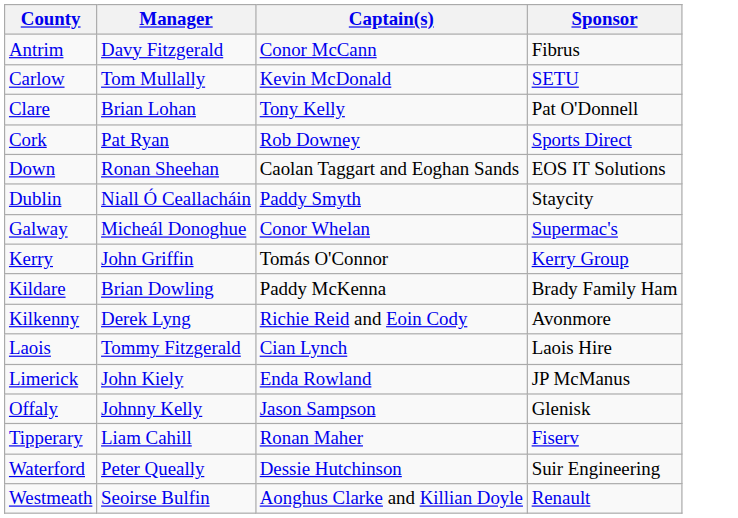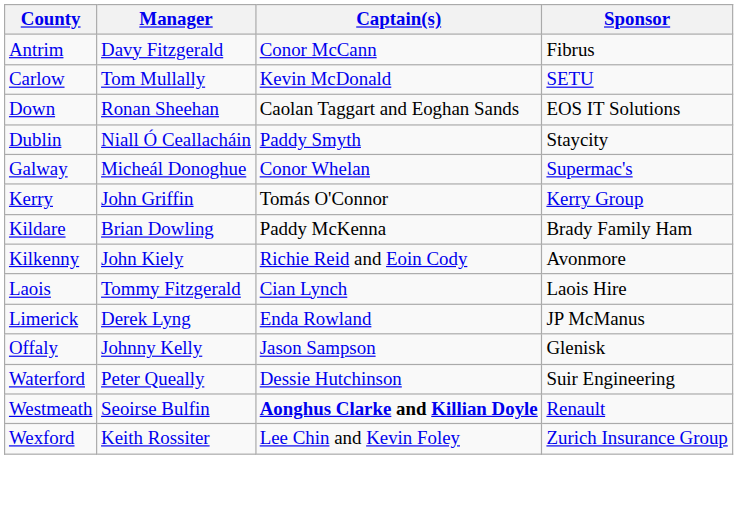- row: (29, 109)
- row: (28, 139)
(146, 318) Derek Lyng -> (142, 259) John Kiely
(142, 378) John Kiely -> (146, 318) Derek Lyng
- row: (46, 438)
(391, 498) normal -> (399, 408) bold
+ row: (42, 438)
